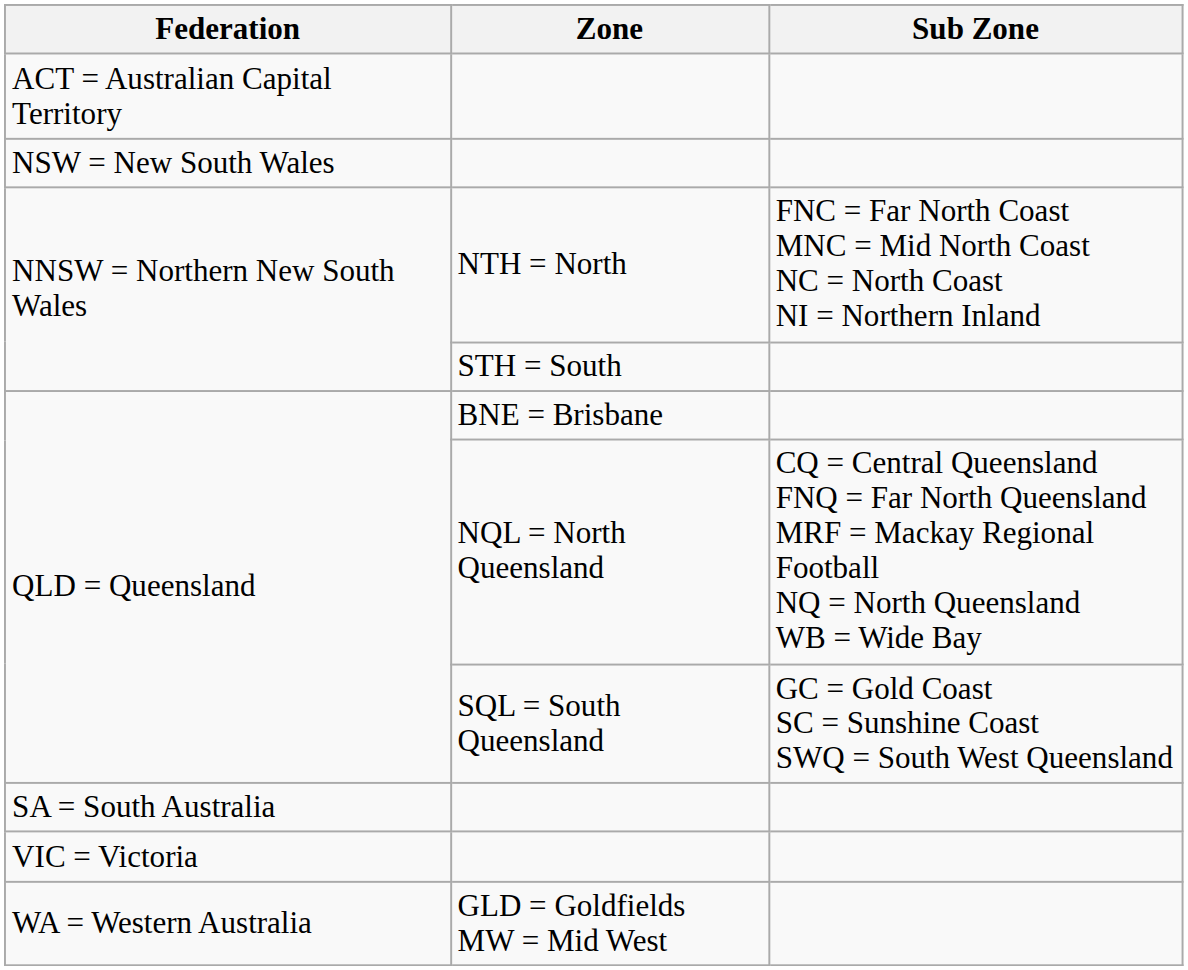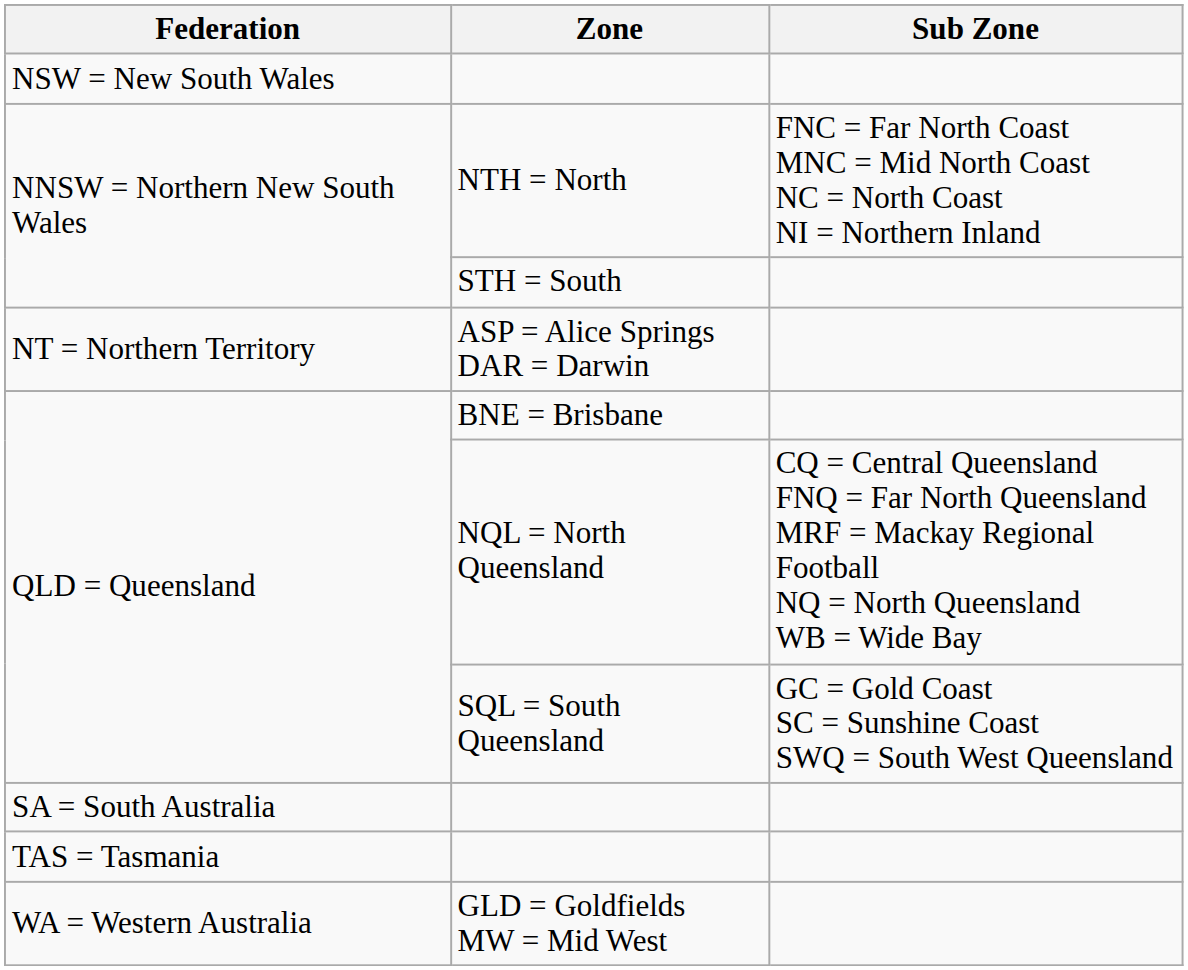- row: (172, 95)
+ row: (164, 348)
+ row: (116, 856)
- row: (105, 856)
